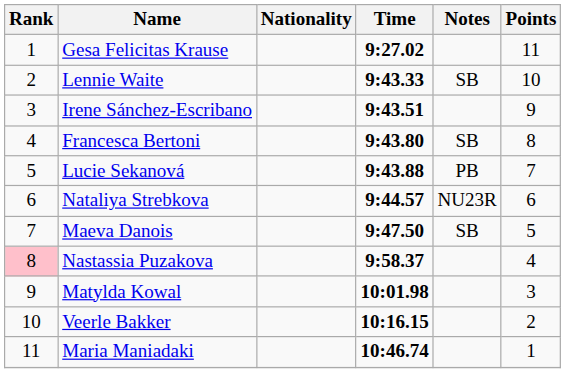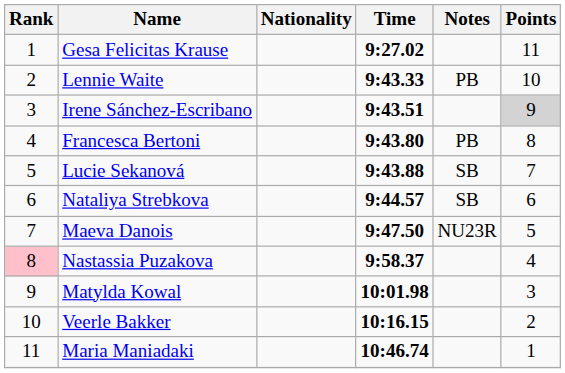(467, 79) SB -> (467, 79) PB
(531, 110) no background -> (531, 110) lightgrey background
(467, 140) SB -> (467, 140) PB
(467, 170) PB -> (467, 170) SB
(467, 200) NU23R -> (467, 200) SB
(467, 230) SB -> (467, 230) NU23R
